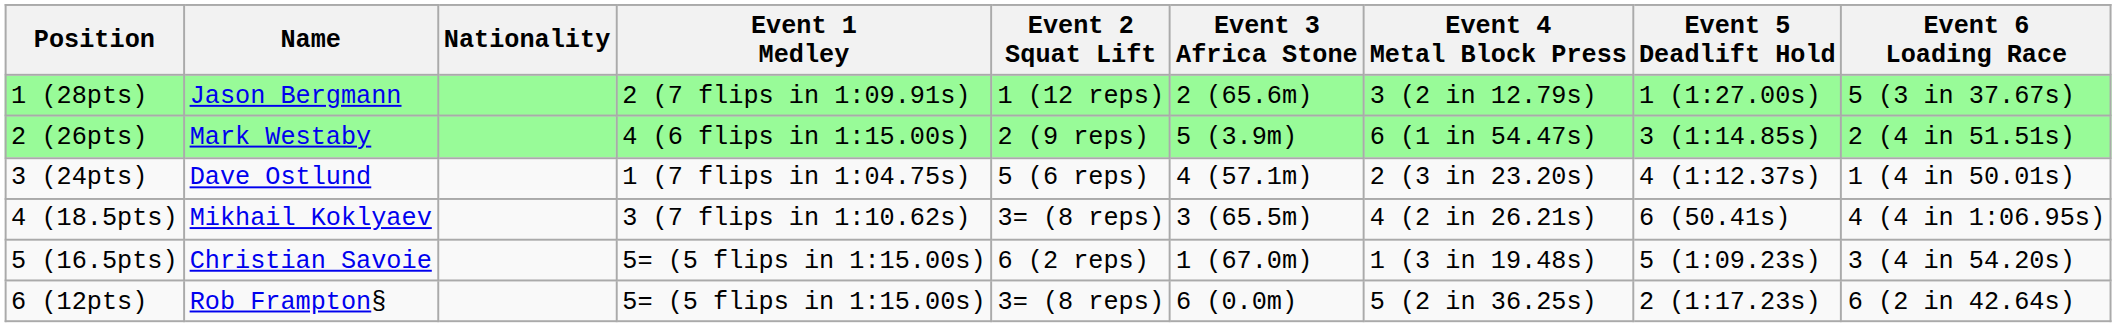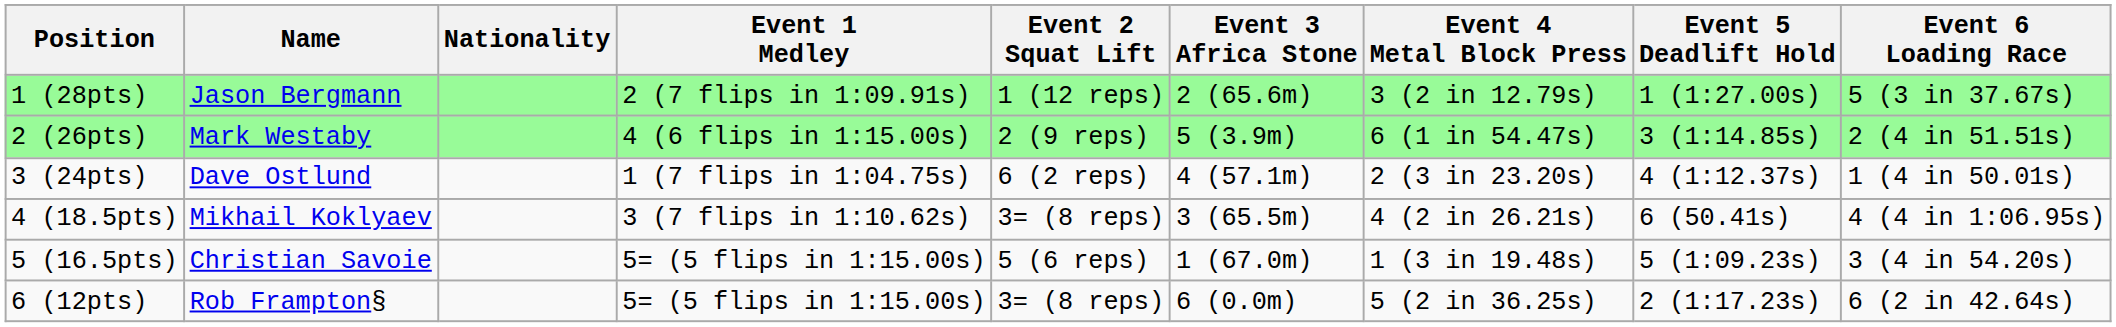(1073, 178) 5 (6 reps) -> (1073, 178) 6 (2 reps)
(1073, 260) 6 (2 reps) -> (1073, 260) 5 (6 reps)
